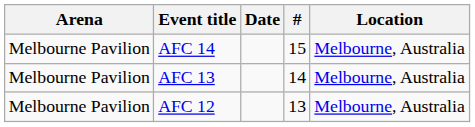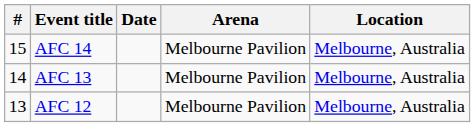columns swapped: (297, 19) <-> (79, 19)
